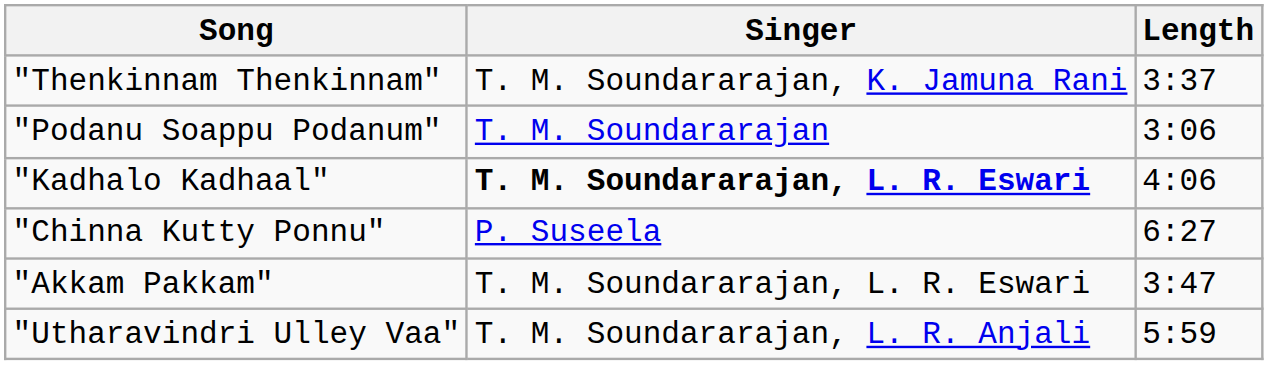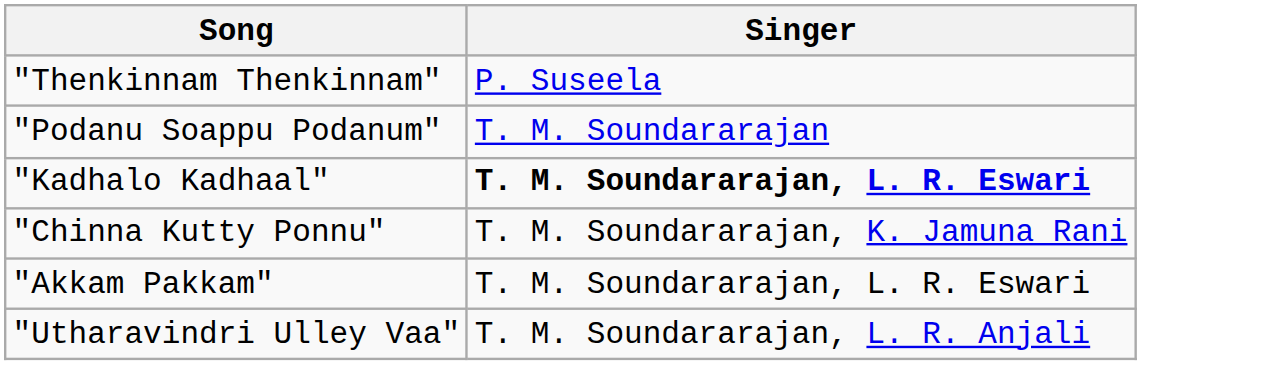- column: (1198, 31)
(801, 81) T. M. Soundararajan, K. Jamuna Rani -> (568, 81) P. Suseela
(568, 233) P. Suseela -> (801, 233) T. M. Soundararajan, K. Jamuna Rani
